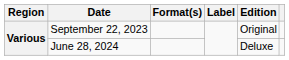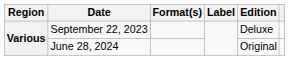(258, 30) Original -> (257, 30) Deluxe
(257, 47) Deluxe -> (258, 47) Original
